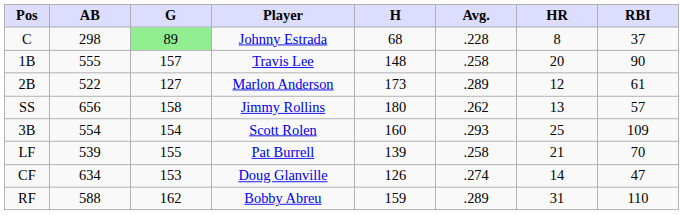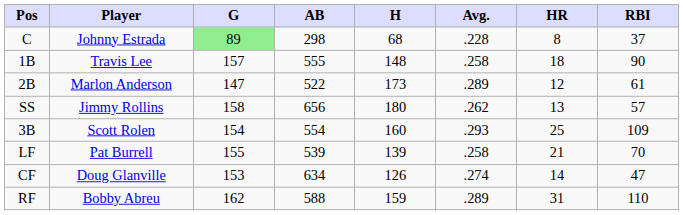columns swapped: (283, 15) <-> (90, 15)
(557, 61) 20 -> (557, 61) 18
(171, 84) 127 -> (234, 84) 147
